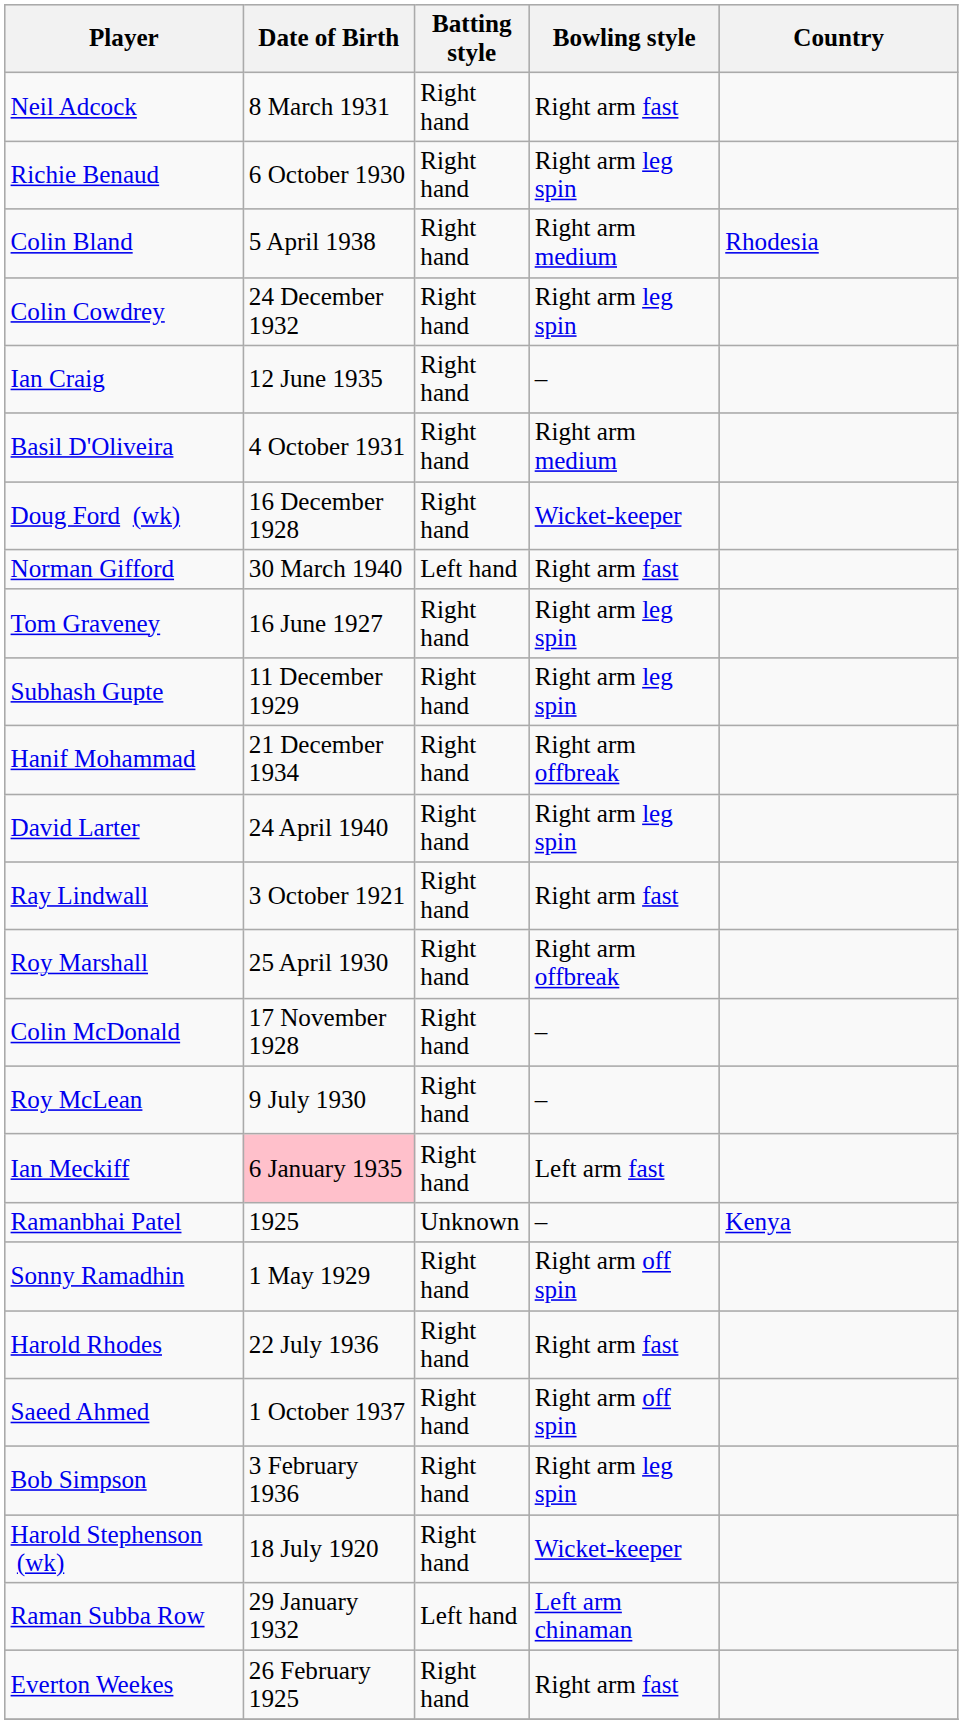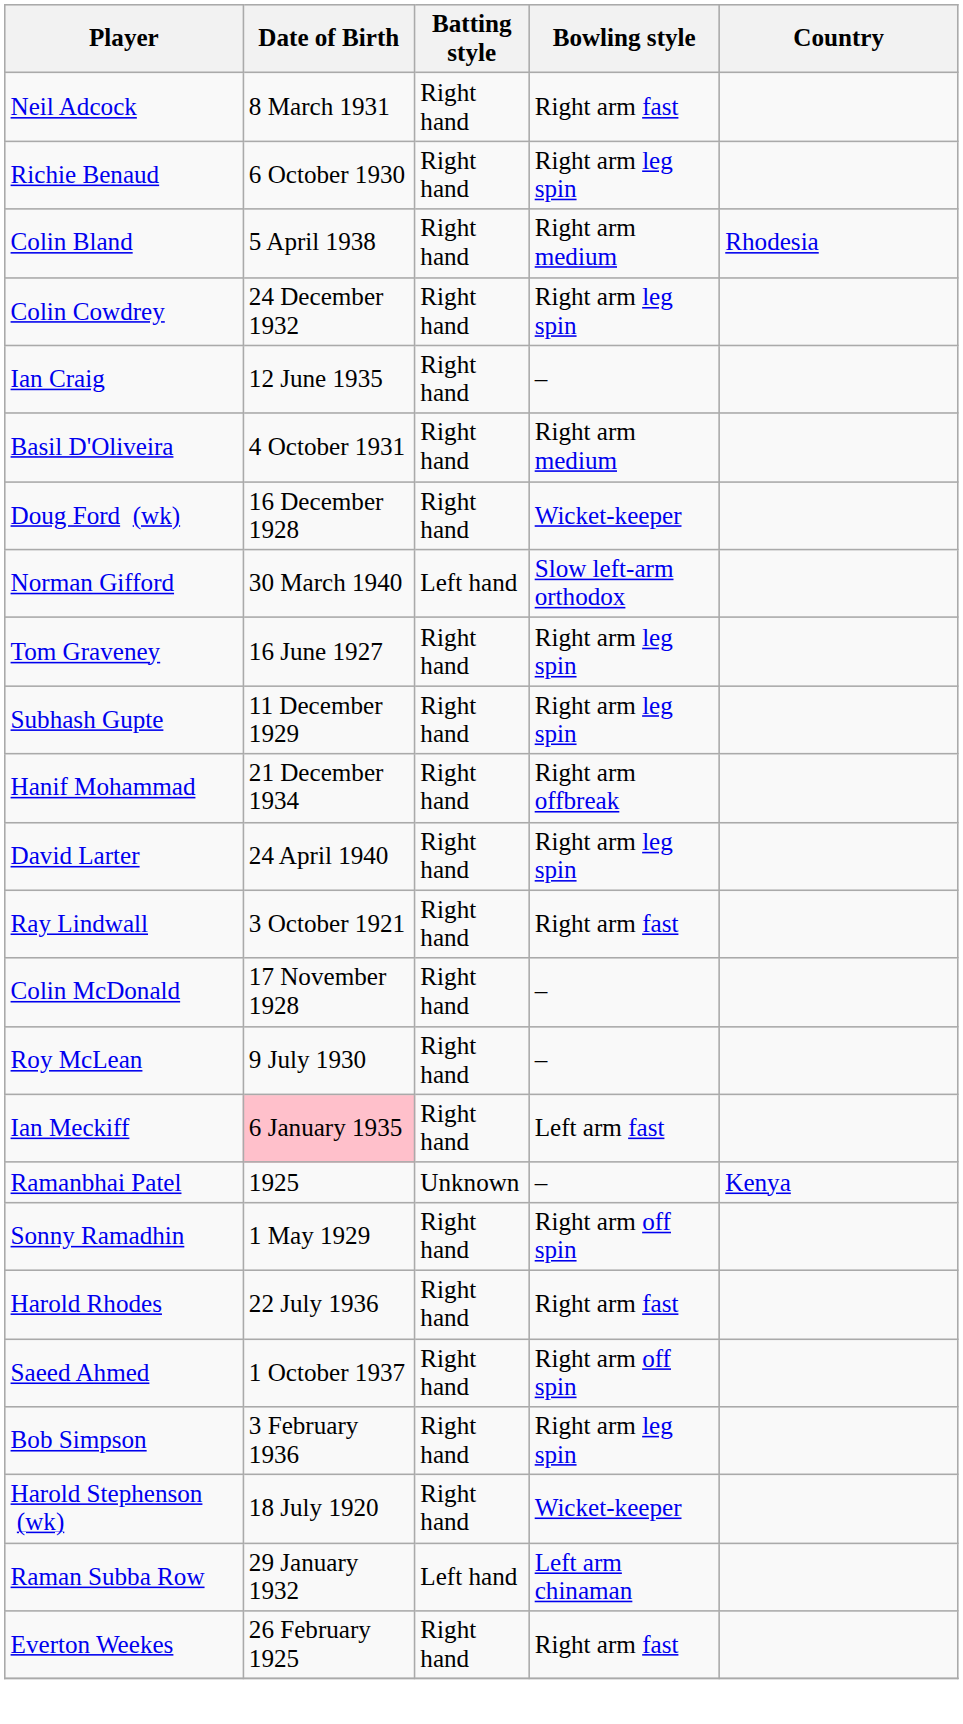(607, 569) Right arm fast -> (604, 583) Slow left-arm orthodox
- row: (79, 963)
